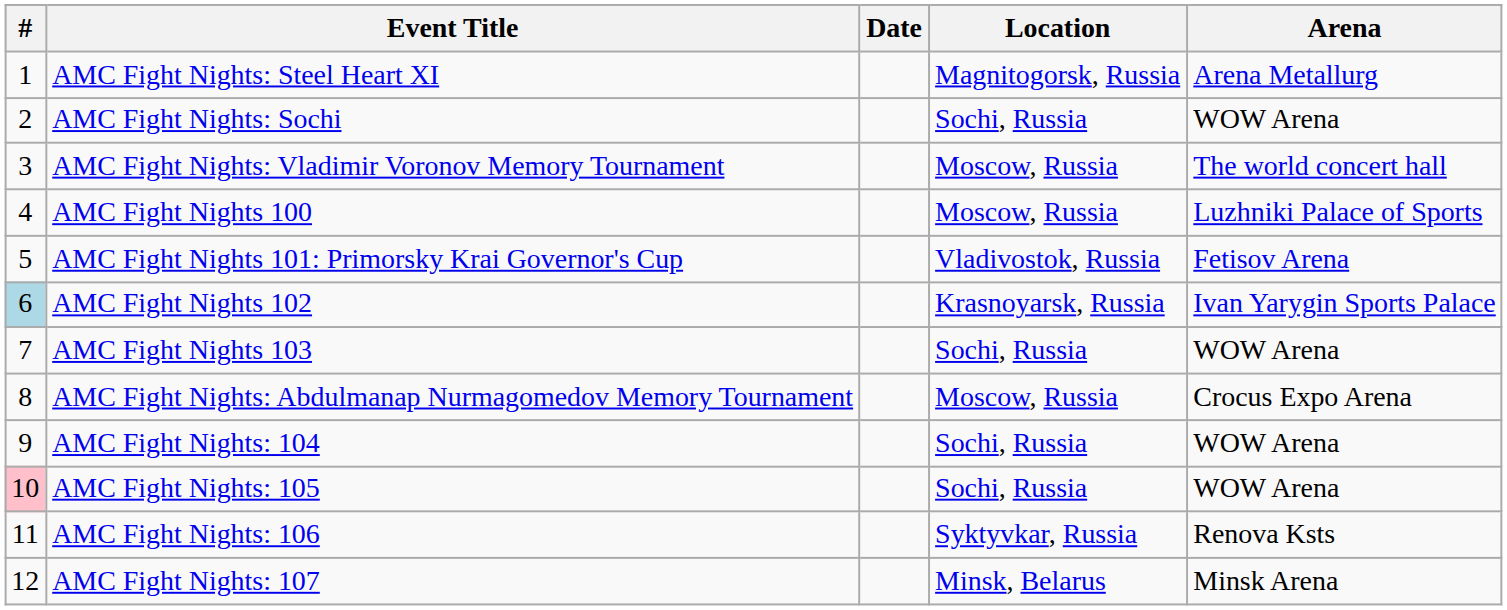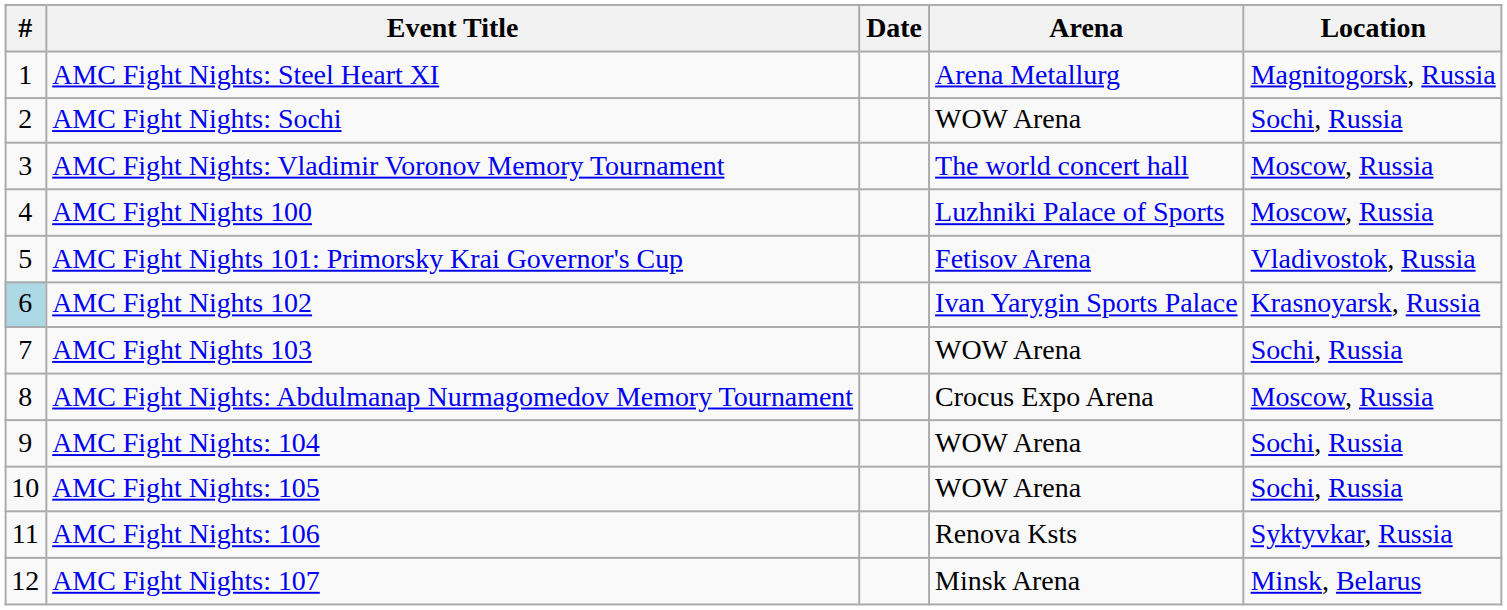columns swapped: (1345, 27) <-> (1058, 27)
(25, 488) pink background -> (25, 488) no background
